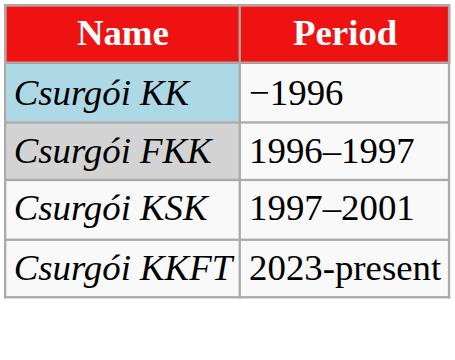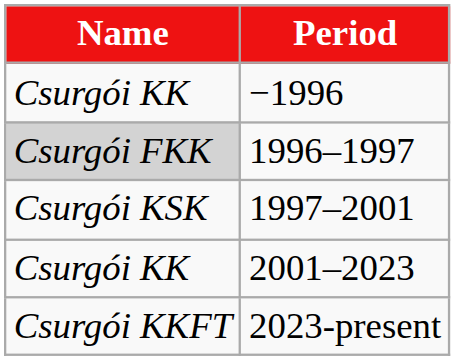(101, 92) lightblue background -> (101, 92) no background
+ row: (332, 267)
